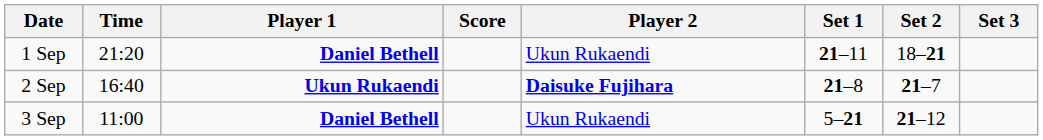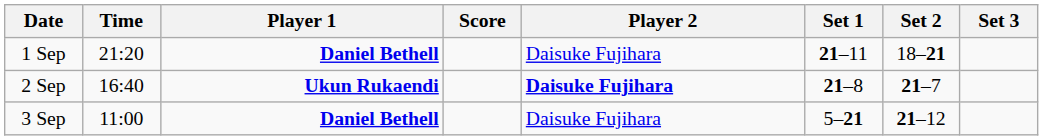(588, 53) Ukun Rukaendi -> (593, 53) Daisuke Fujihara
(588, 118) Ukun Rukaendi -> (593, 118) Daisuke Fujihara
